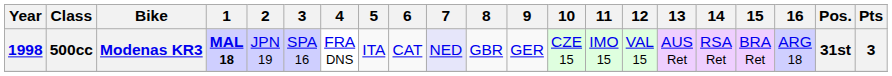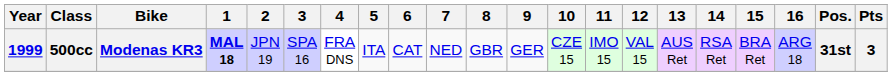(25, 50) 1998 -> (25, 50) 1999
(446, 50) lavender background -> (446, 50) no background
